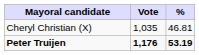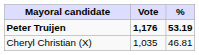rows swapped: (36, 43) <-> (49, 27)
